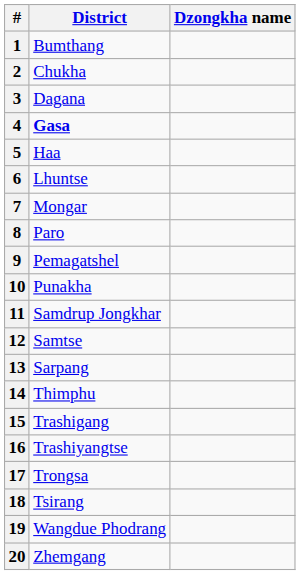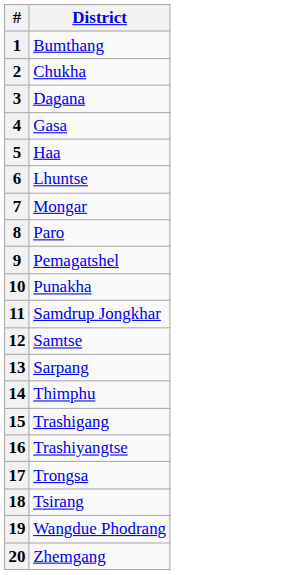- column: (233, 17)
(52, 125) bold -> (50, 125) normal
